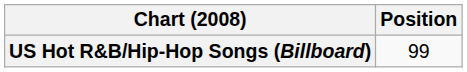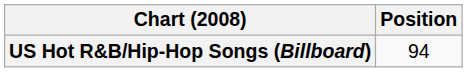(419, 50) 99 -> (419, 50) 94
